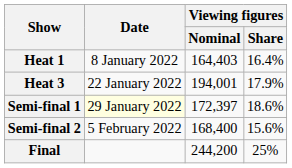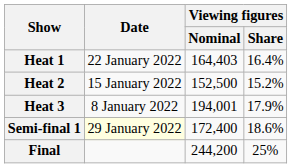(135, 60) 8 January 2022 -> (135, 60) 22 January 2022
+ row: (44, 83)
(135, 83) 22 January 2022 -> (135, 106) 8 January 2022
(214, 106) 172,397 -> (214, 128) 172,400
- row: (44, 128)
